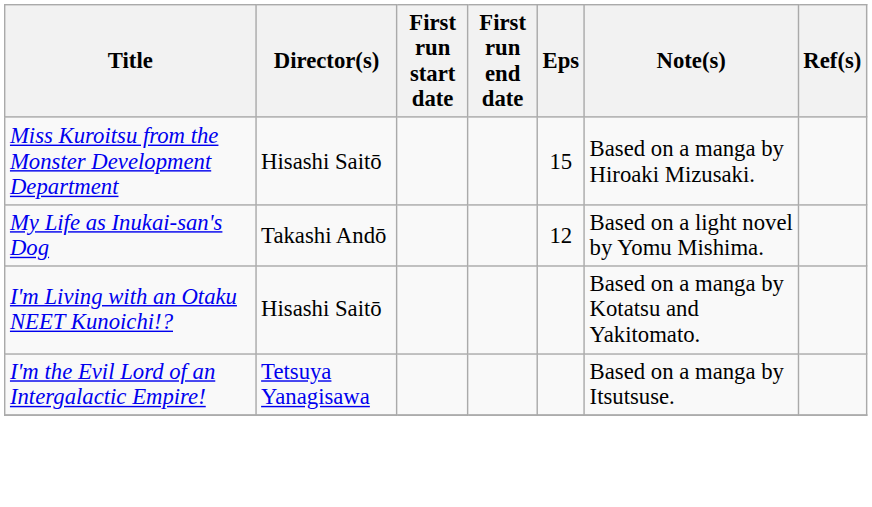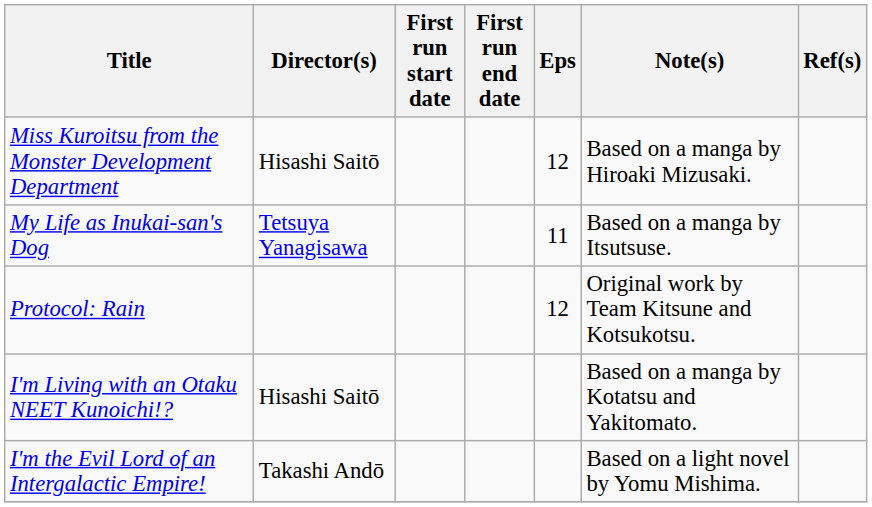(561, 160) 15 -> (558, 160) 12
(324, 235) Takashi Andō -> (313, 235) Tetsuya Yanagisawa
(561, 235) 12 -> (558, 235) 11
(691, 235) Based on a light novel by Yomu Mishima. -> (684, 235) Based on a manga by Itsutsuse.
+ row: (77, 309)
(315, 383) Tetsuya Yanagisawa -> (321, 471) Takashi Andō
(687, 383) Based on a manga by Itsutsuse. -> (688, 471) Based on a light novel by Yomu Mishima.
